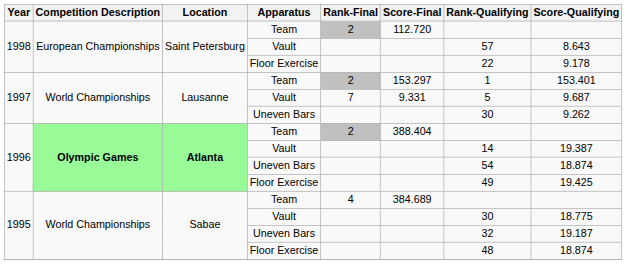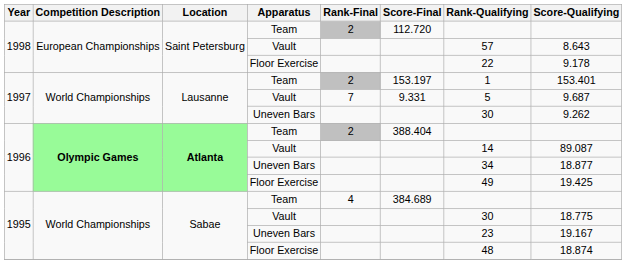(412, 81) 153.297 -> (412, 81) 153.197
(576, 149) 19.387 -> (576, 149) 89.087
(487, 166) 54 -> (487, 166) 34
(576, 166) 18.874 -> (576, 166) 18.877
(487, 234) 32 -> (487, 234) 23
(576, 234) 19.187 -> (576, 234) 19.167
